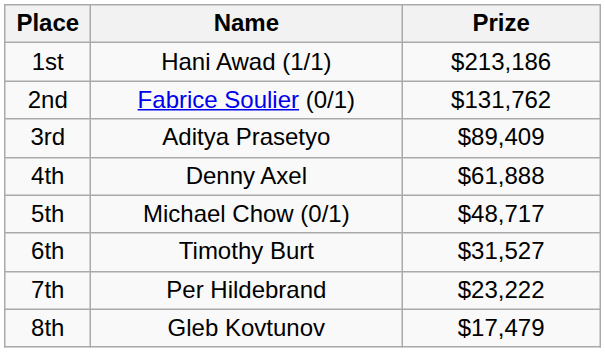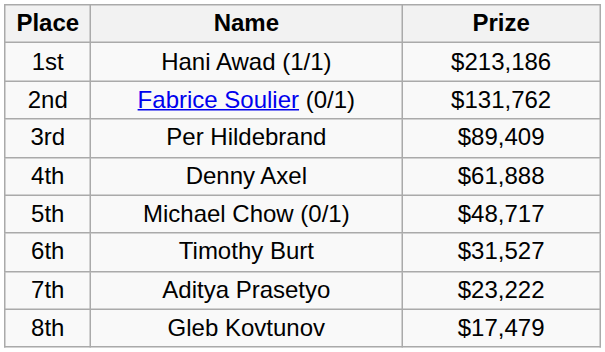(246, 137) Aditya Prasetyo -> (246, 137) Per Hildebrand
(246, 289) Per Hildebrand -> (246, 289) Aditya Prasetyo
